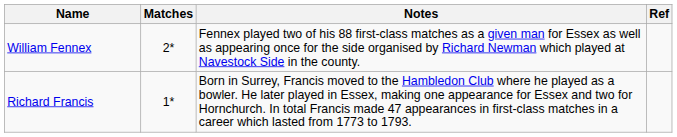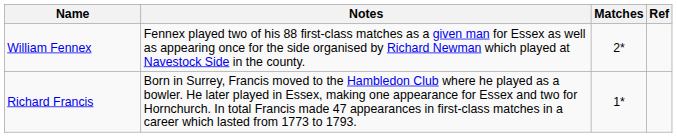columns swapped: (168, 14) <-> (421, 14)
